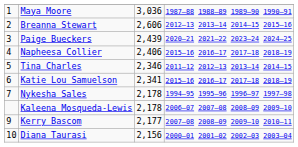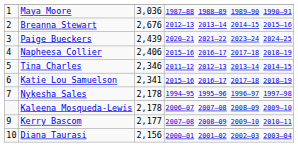(149, 25) 2,606 -> (149, 25) 2,676
